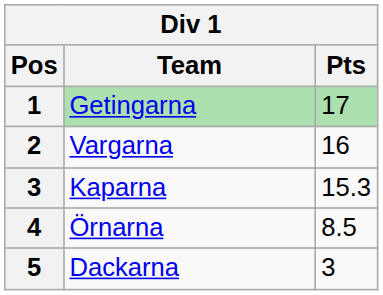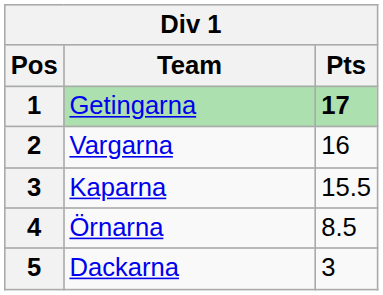(335, 106) normal -> (335, 106) bold
(346, 187) 15.3 -> (346, 187) 15.5
